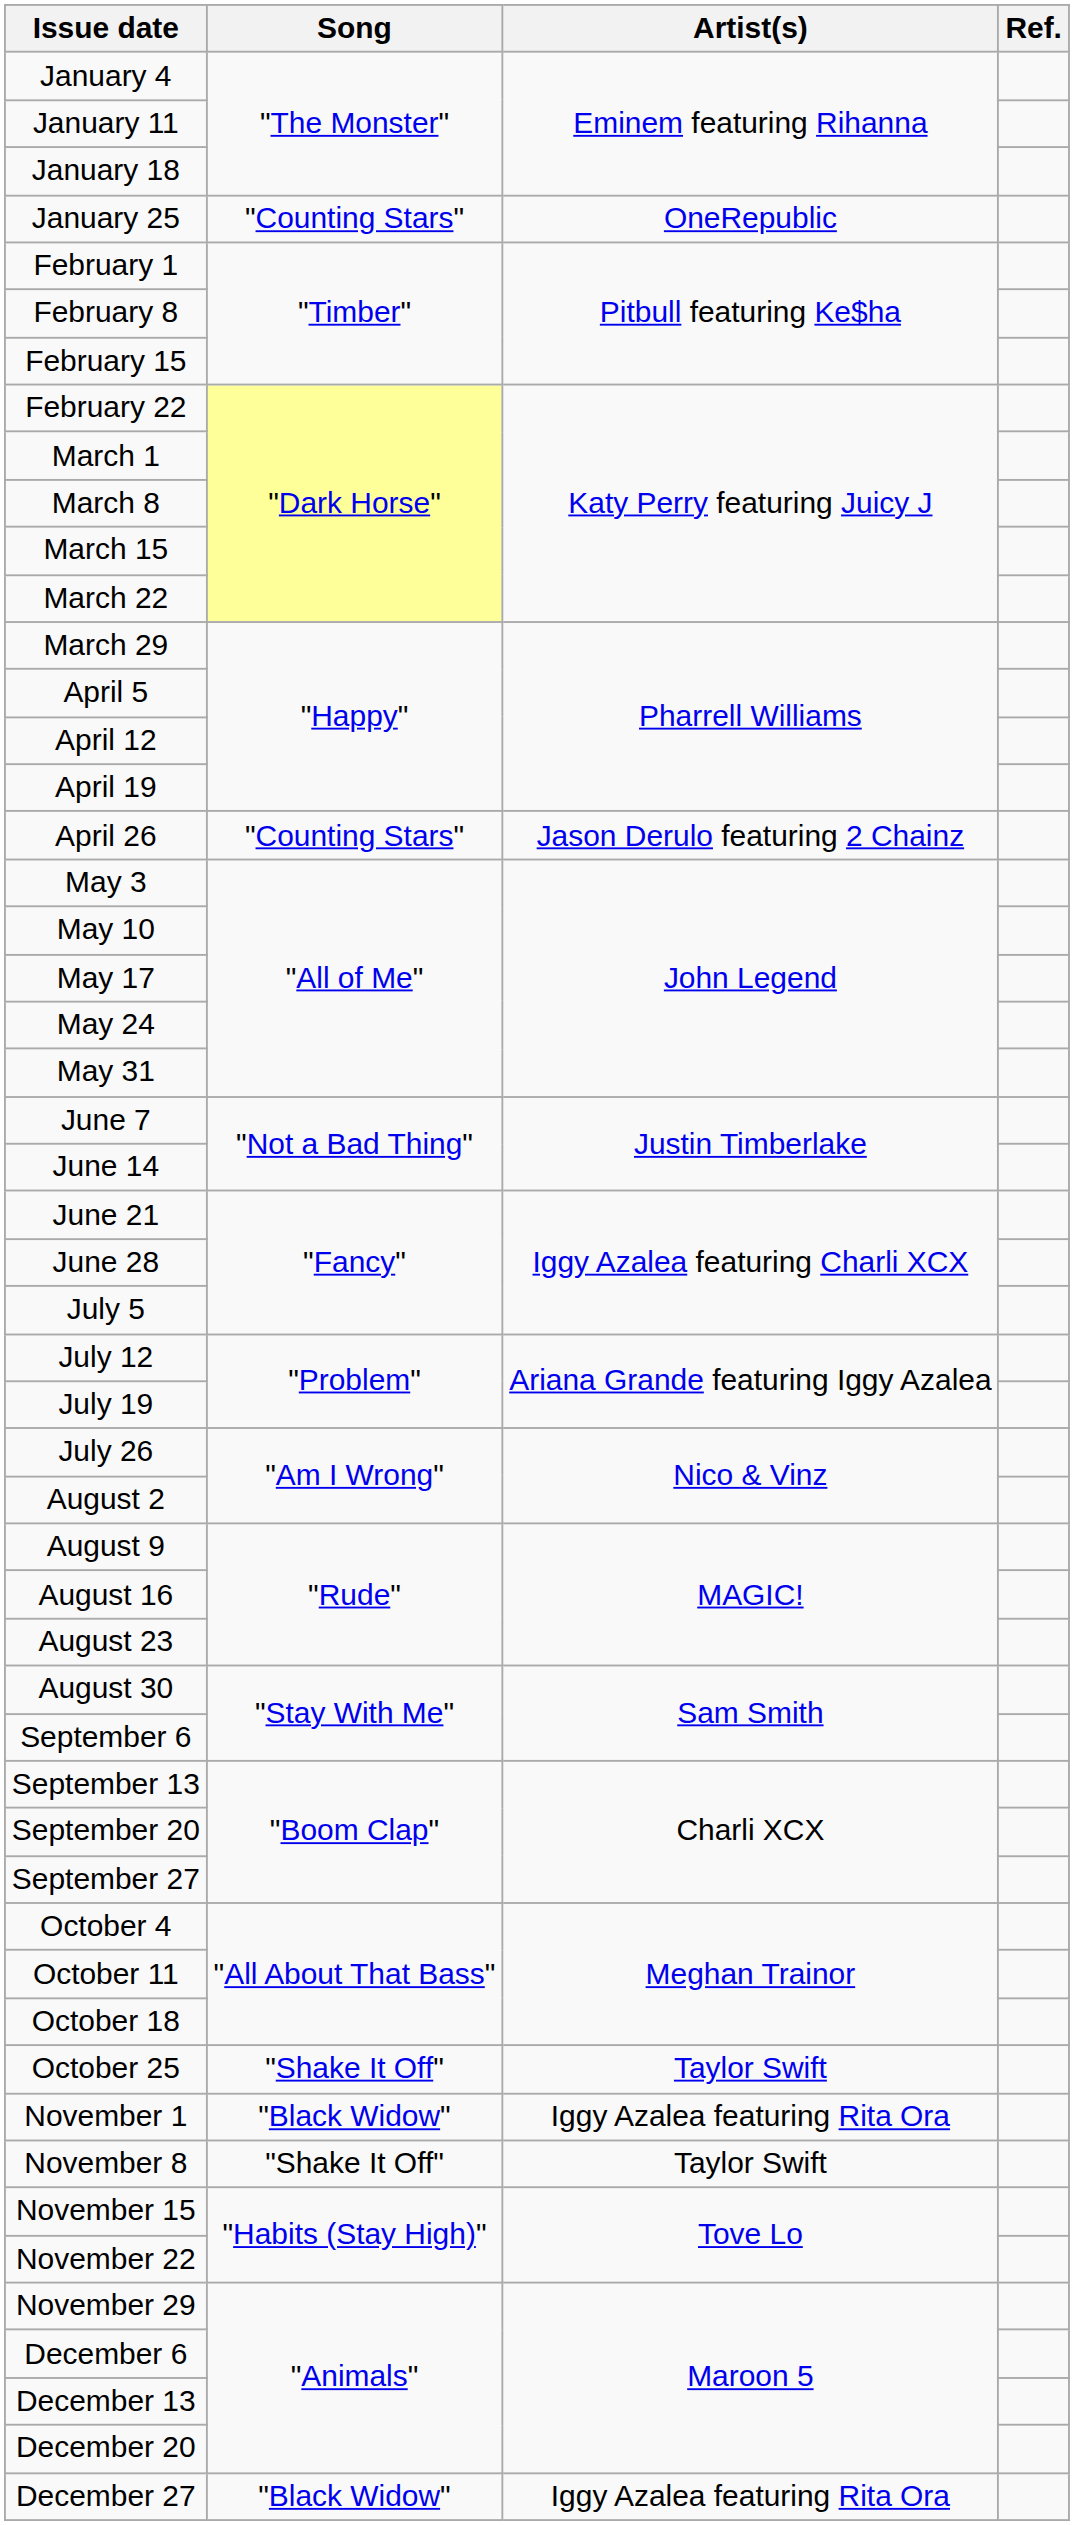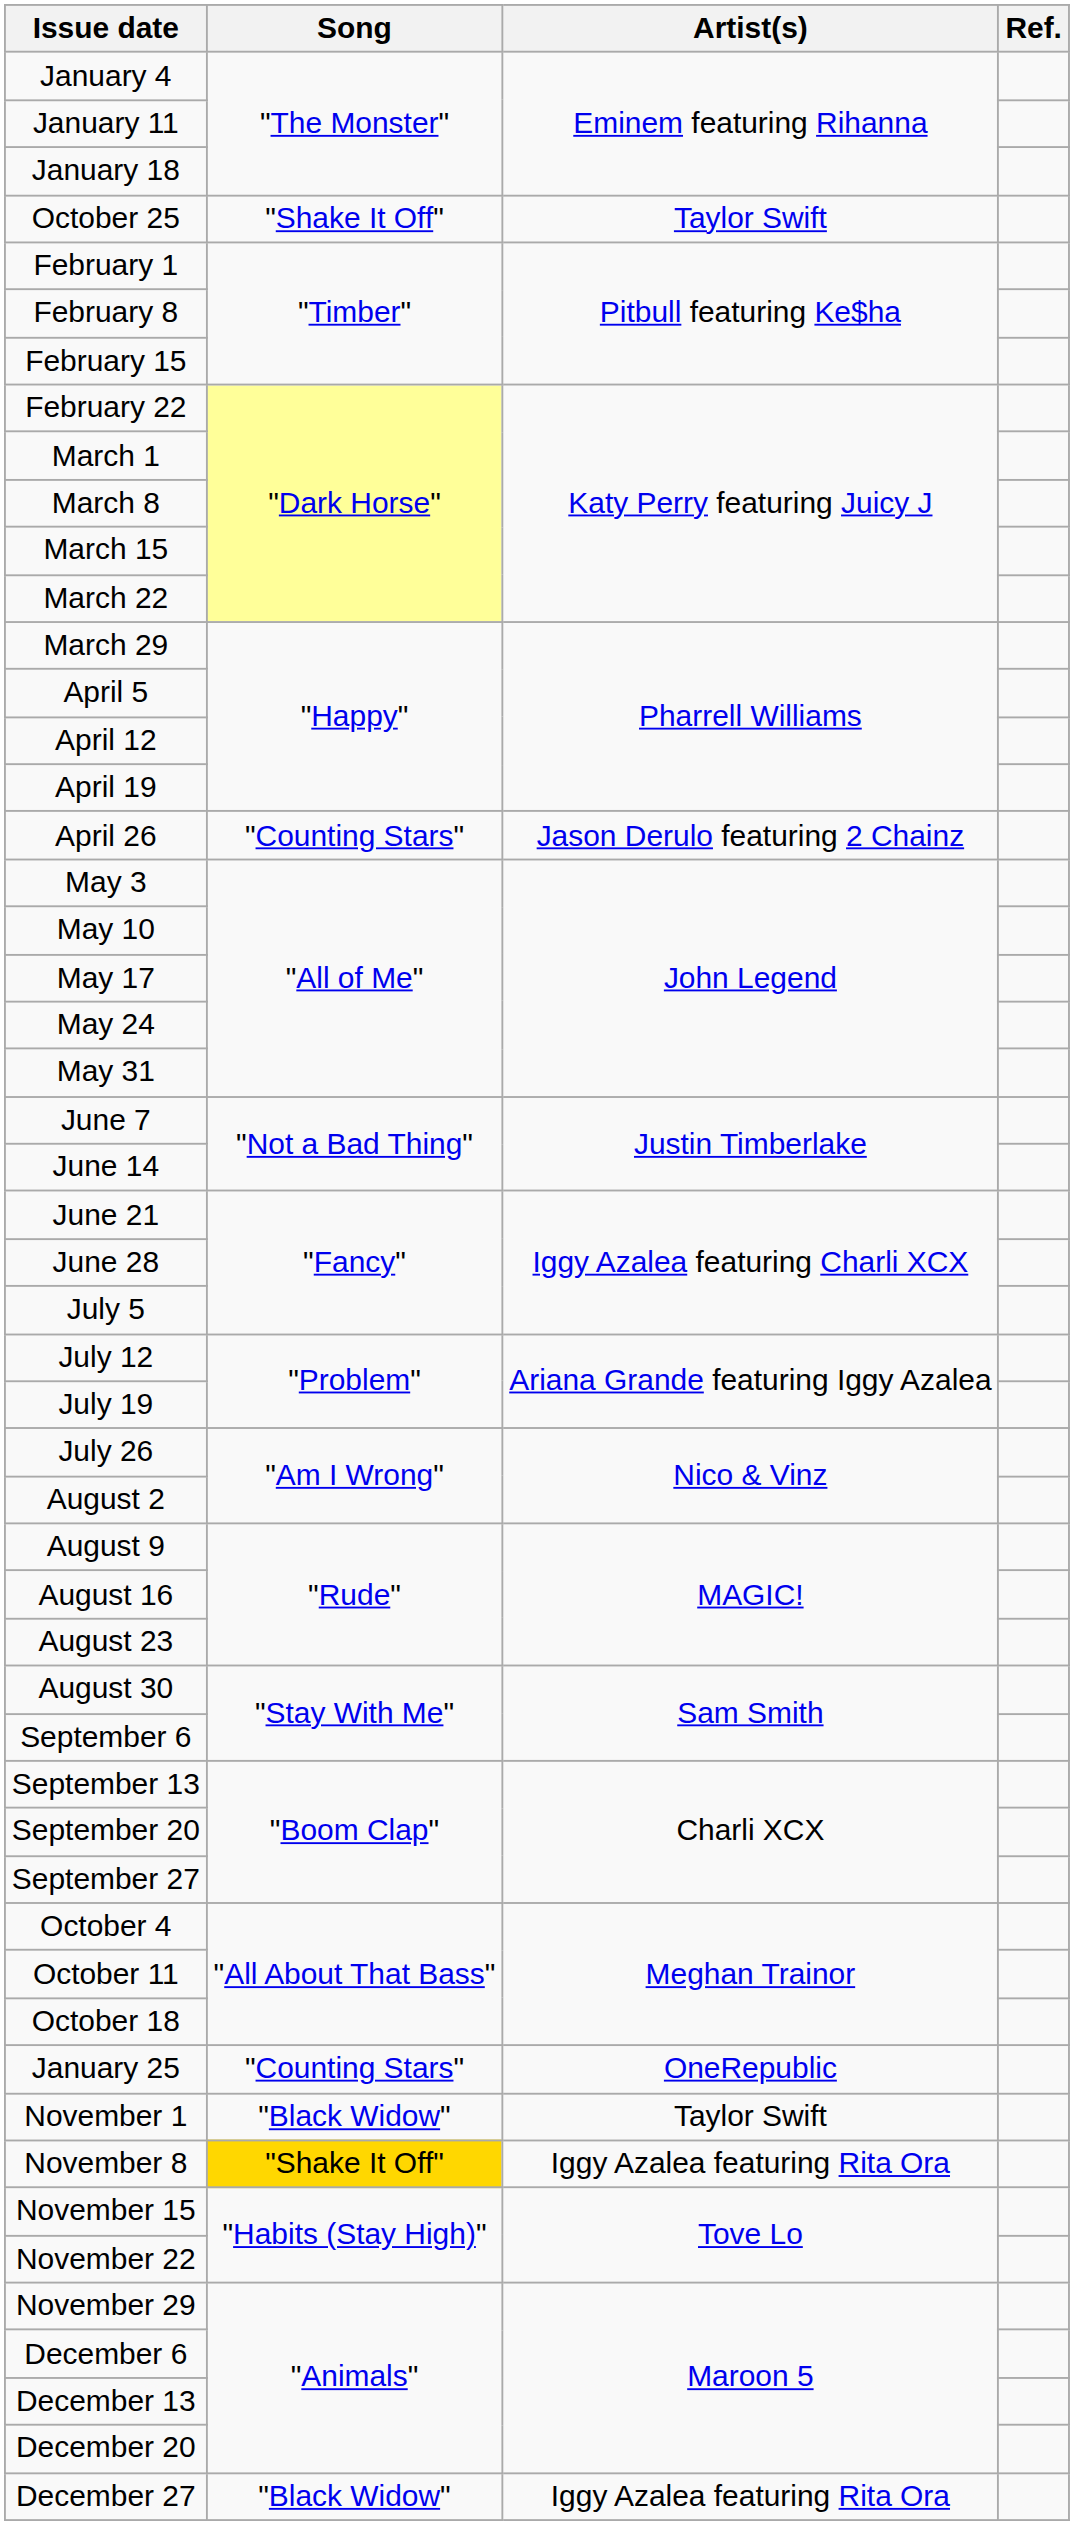rows swapped: (106, 218) <-> (106, 2068)
(750, 2116) Iggy Azalea featuring Rita Ora -> (750, 2116) Taylor Swift
(355, 2163) no background -> (355, 2163) gold background
(750, 2163) Taylor Swift -> (750, 2163) Iggy Azalea featuring Rita Ora
